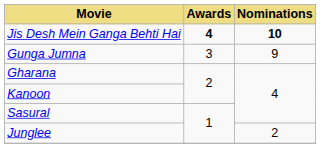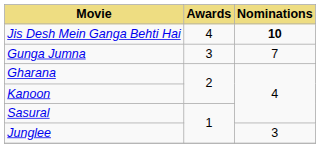(209, 34) bold -> (209, 34) normal
(275, 53) 9 -> (275, 53) 7
(275, 133) 2 -> (275, 133) 3
